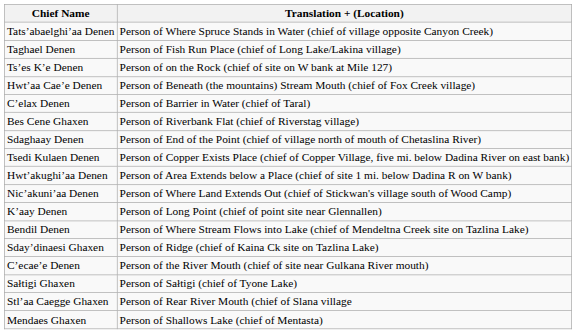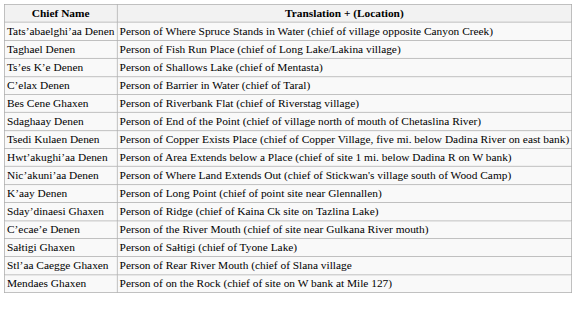(256, 67) Person of on the Rock (chief of site on W bank at Mile 127) -> (221, 67) Person of Shallows Lake (chief of Mentasta)
- row: (55, 85)
- row: (38, 229)
(221, 319) Person of Shallows Lake (chief of Mentasta) -> (256, 283) Person of on the Rock (chief of site on W bank at Mile 127)
